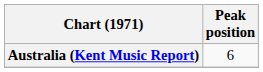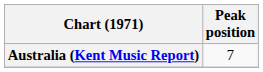(230, 55) 6 -> (230, 55) 7
